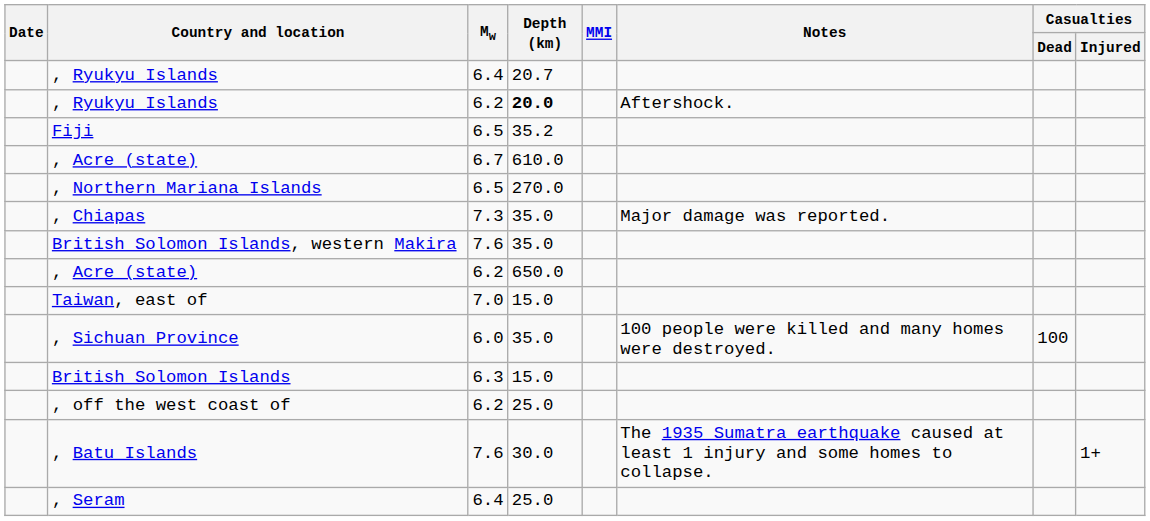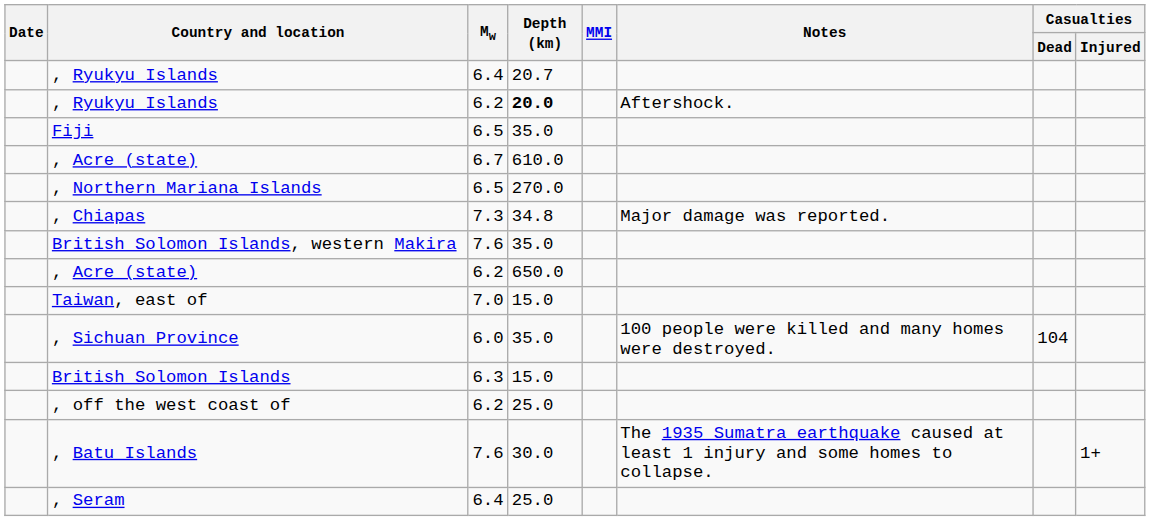(533, 131) 35.2 -> (533, 131) 35.0
(533, 216) 35.0 -> (533, 216) 34.8
(1053, 339) 100 -> (1053, 339) 104
